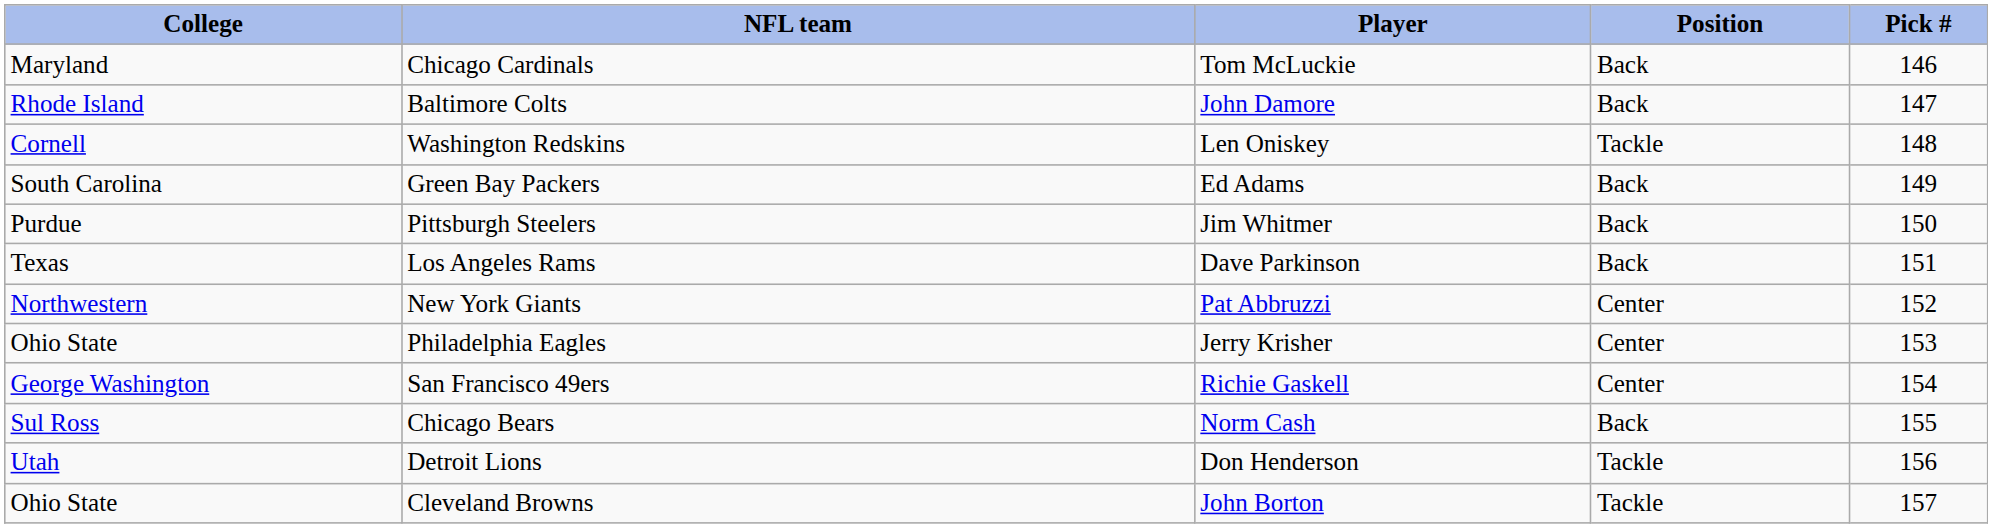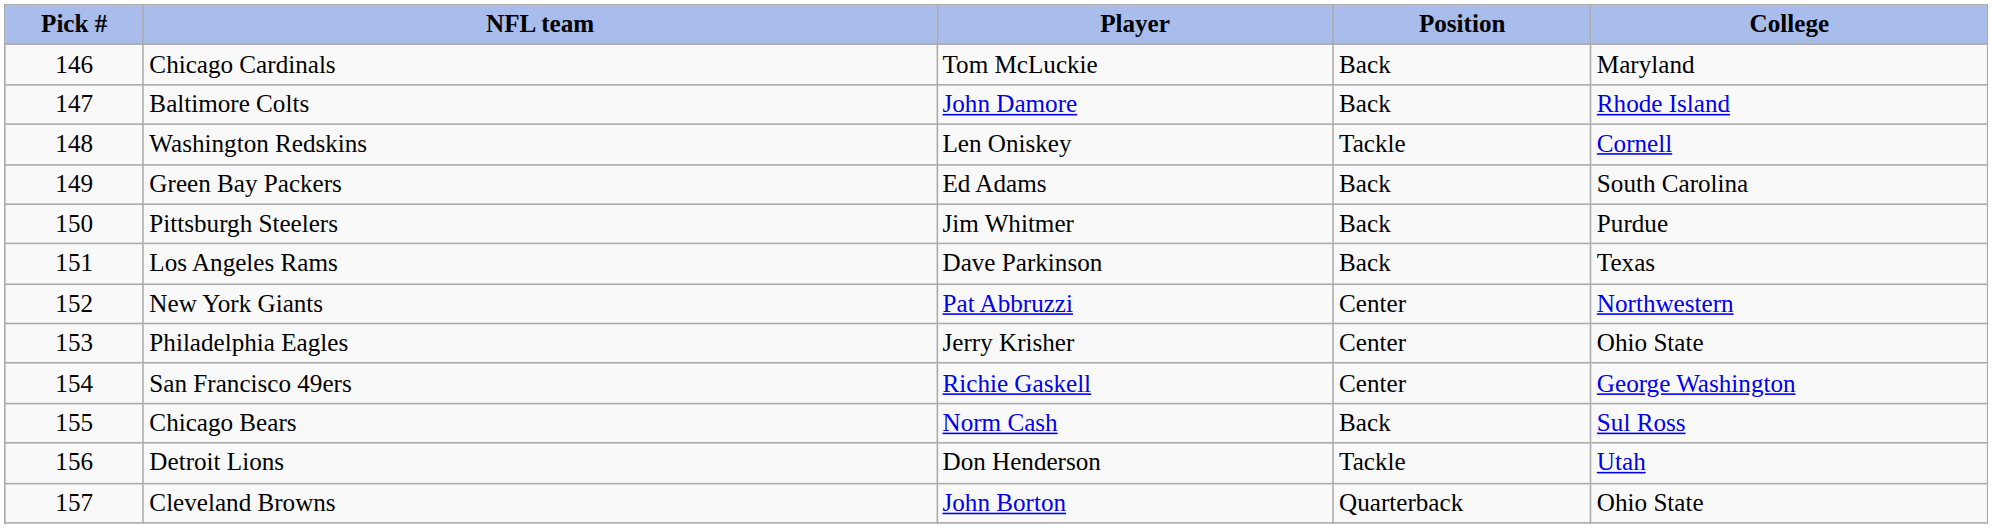columns swapped: (1918, 24) <-> (203, 24)
(1630, 502) Tackle -> (1401, 502) Quarterback
